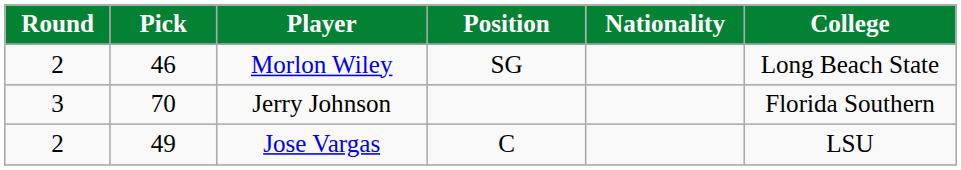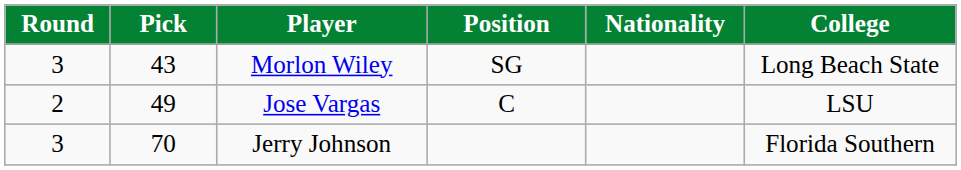(58, 64) 2 -> (58, 64) 3
(163, 64) 46 -> (163, 64) 43
rows swapped: (322, 143) <-> (322, 104)
